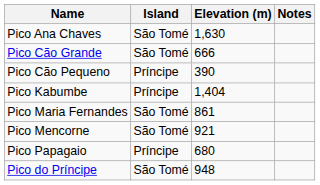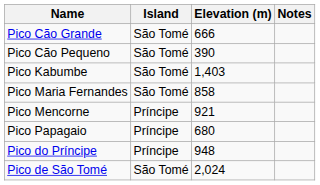- row: (54, 33)
(156, 72) Príncipe -> (161, 53) São Tomé
(156, 92) Príncipe -> (161, 72) São Tomé
(210, 92) 1,404 -> (210, 72) 1,403
(205, 111) 861 -> (205, 92) 858
(161, 131) São Tomé -> (156, 111) Príncipe
(161, 170) São Tomé -> (156, 151) Príncipe
+ row: (57, 170)
